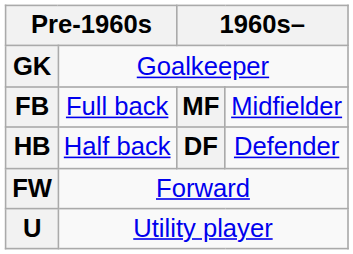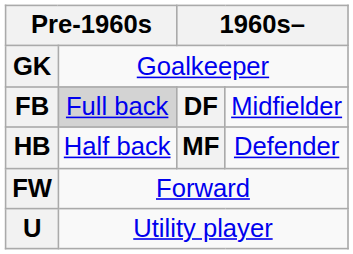(117, 106) no background -> (117, 106) lightgrey background
(201, 106) MF -> (201, 106) DF
(201, 147) DF -> (201, 147) MF
